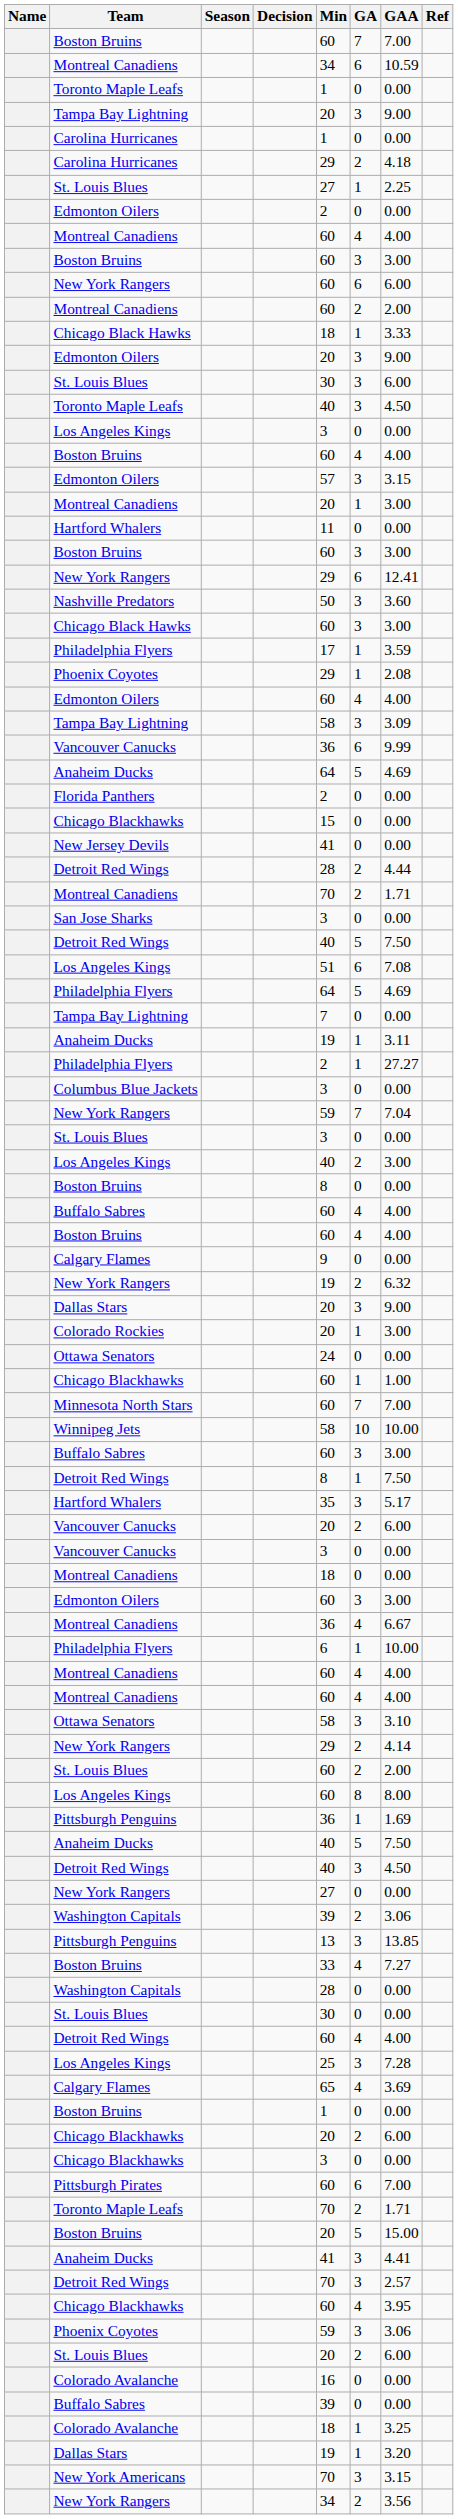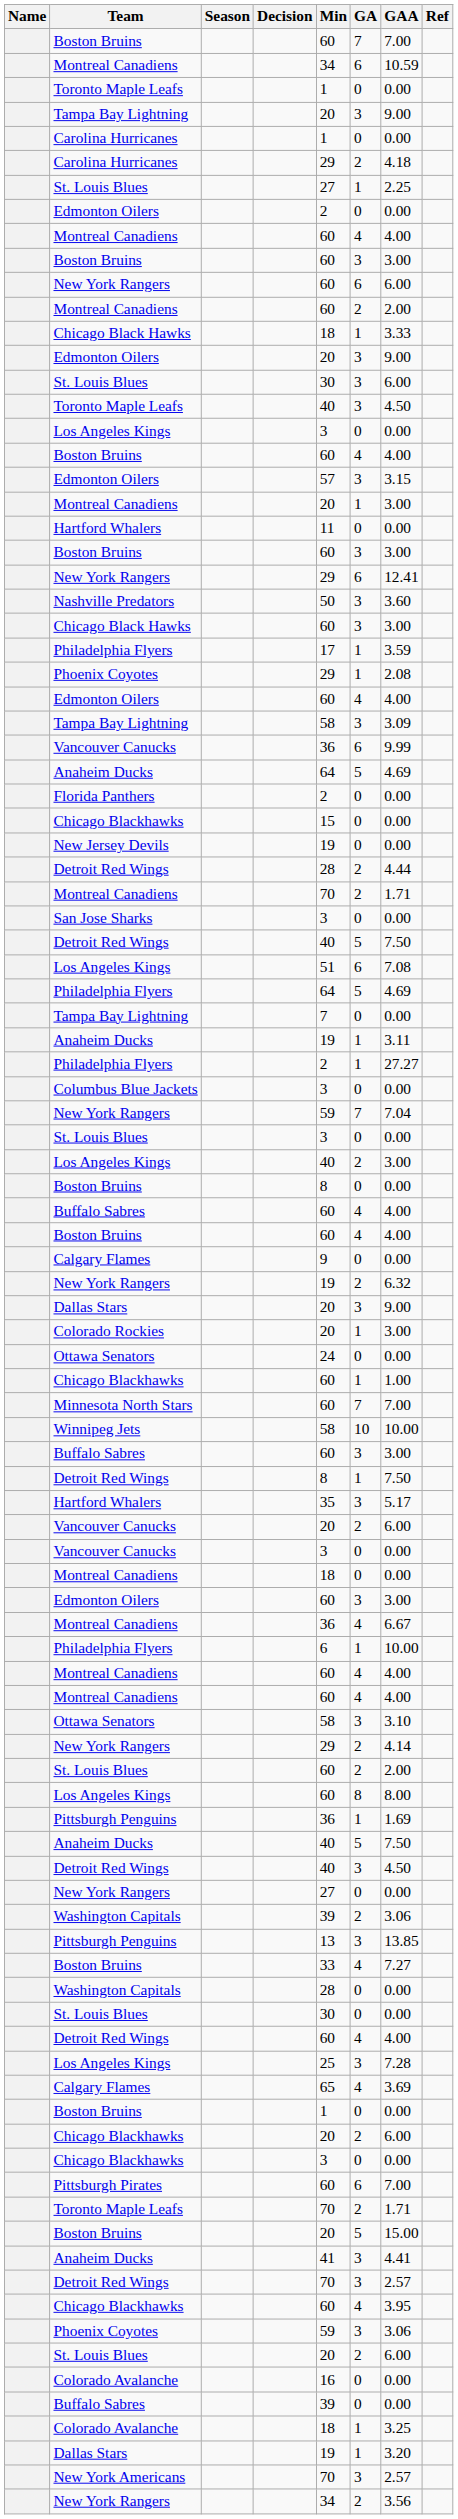(327, 844) 41 -> (327, 844) 19
(398, 2477) 3.15 -> (398, 2477) 2.57
